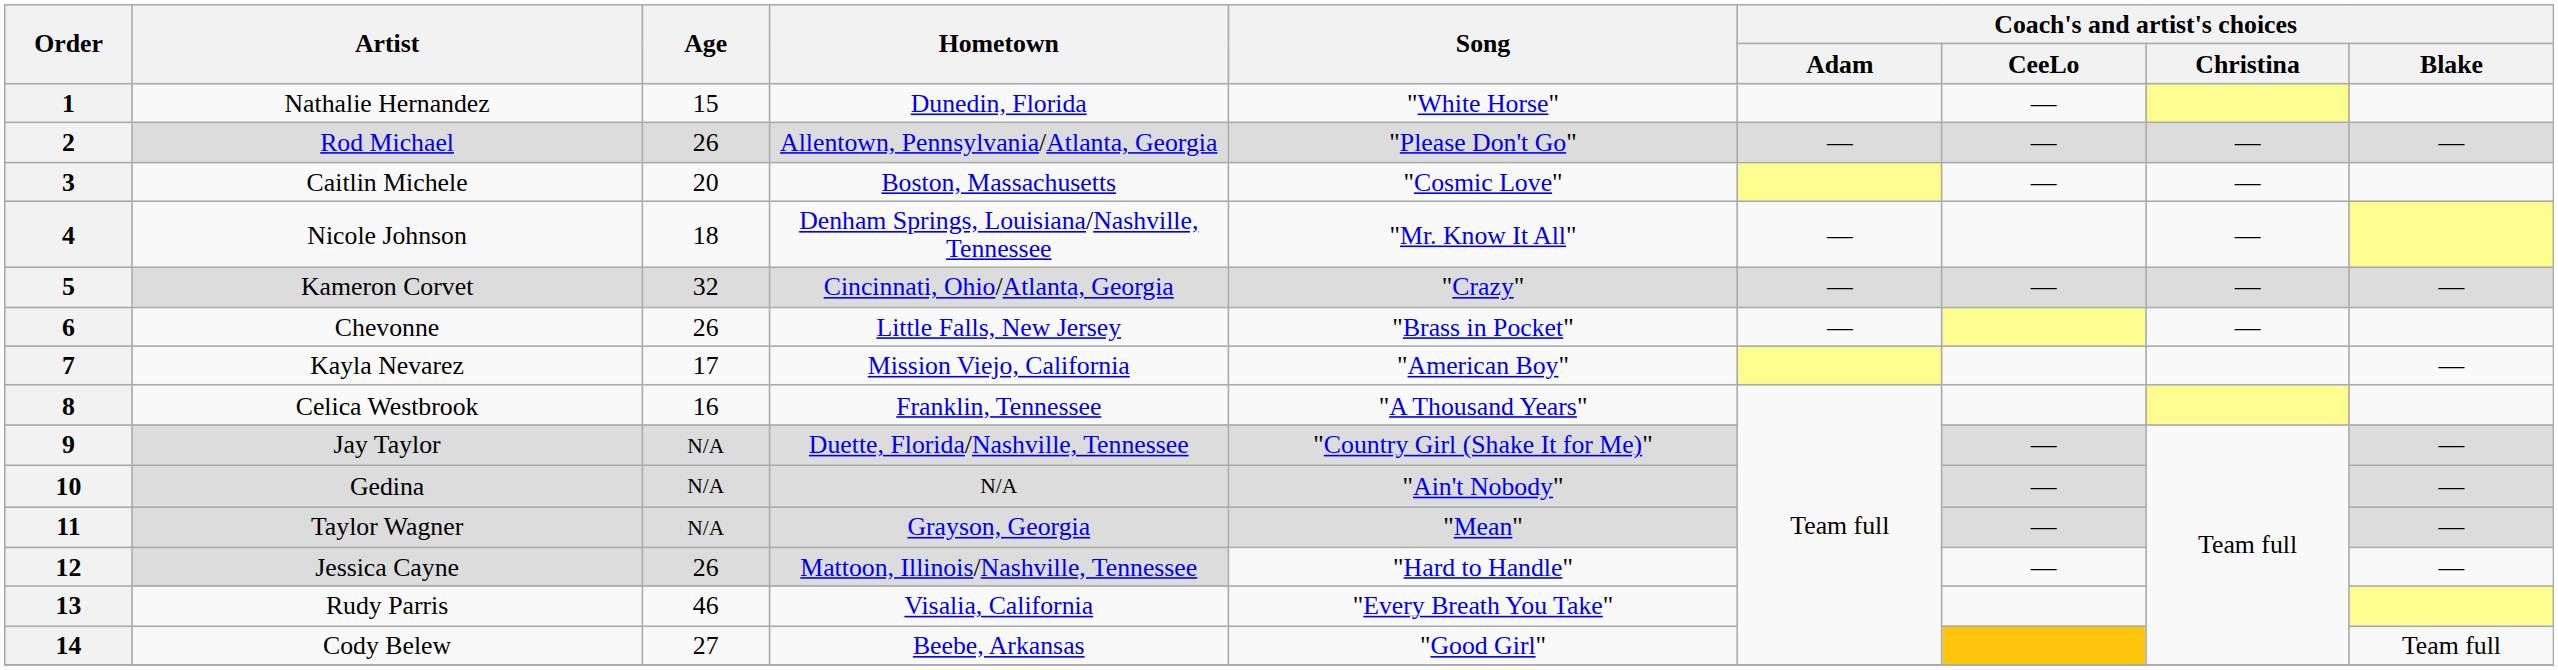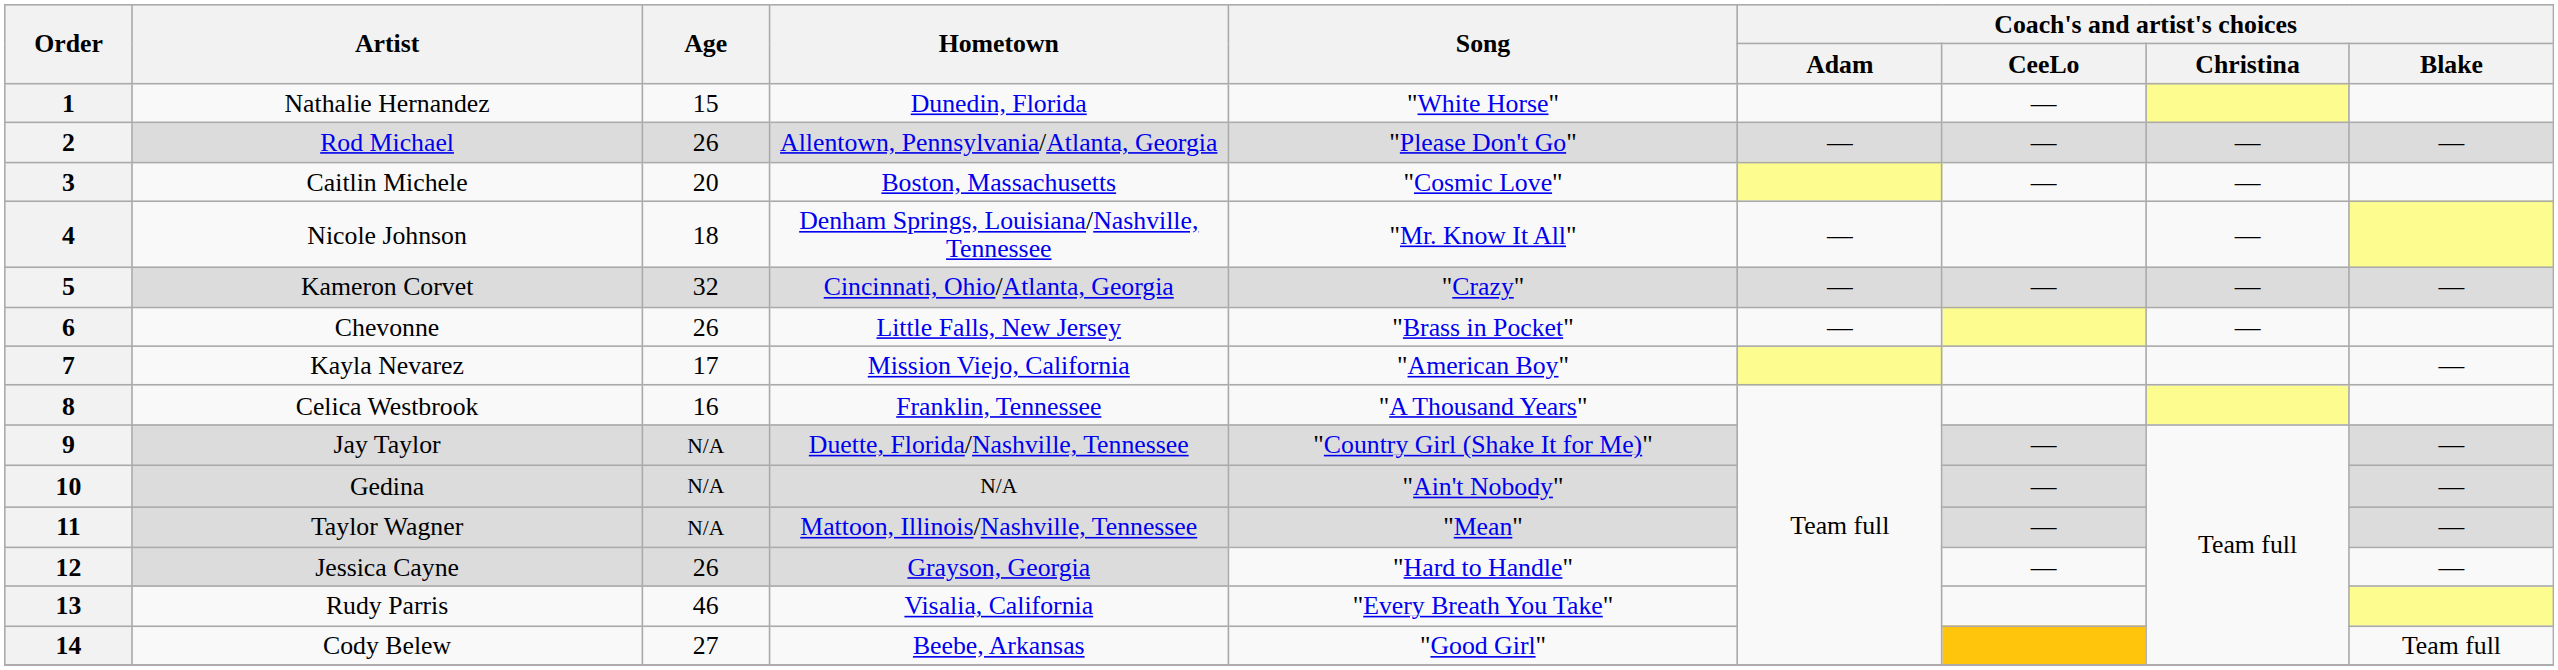(999, 527) Grayson, Georgia -> (999, 527) Mattoon, Illinois/Nashville, Tennessee
(999, 567) Mattoon, Illinois/Nashville, Tennessee -> (999, 567) Grayson, Georgia
